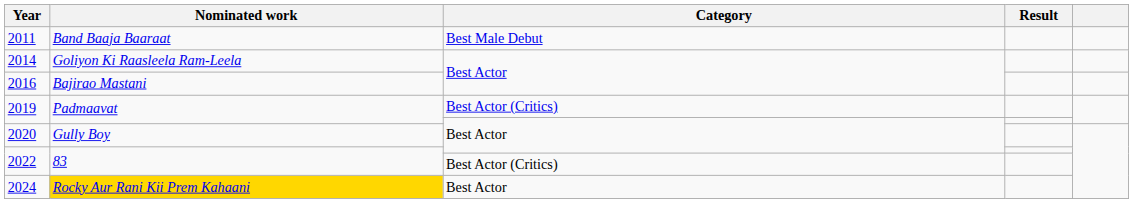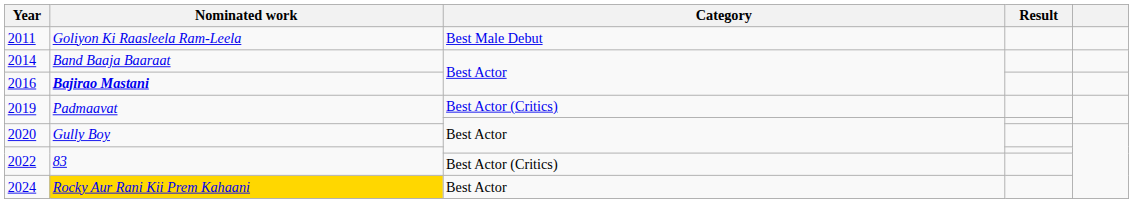(112, 38) Band Baaja Baaraat -> (147, 38) Goliyon Ki Raasleela Ram-Leela
(147, 60) Goliyon Ki Raasleela Ram-Leela -> (112, 60) Band Baaja Baaraat
(100, 83) normal -> (101, 83) bold
